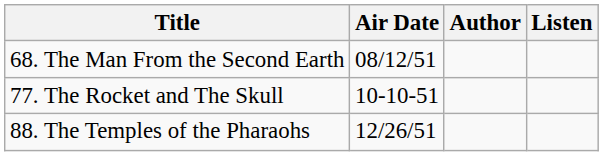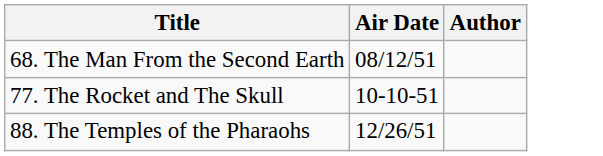- column: (562, 22)
